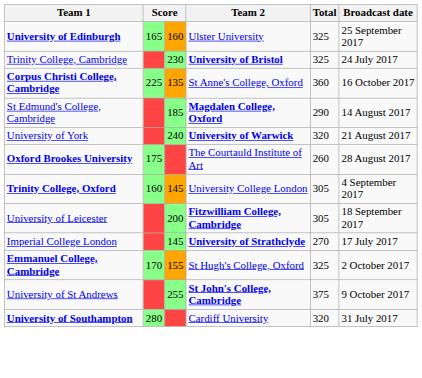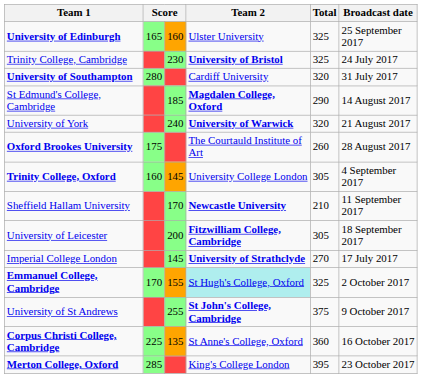rows swapped: (70, 318) <-> (62, 83)
+ row: (68, 206)
(246, 265) no background -> (246, 282) paleturquoise background
+ row: (63, 364)
